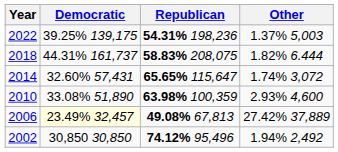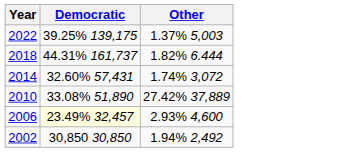- column: (190, 15)
(287, 97) 2.93% 4,600 -> (187, 97) 27.42% 37,889
(287, 117) 27.42% 37,889 -> (187, 117) 2.93% 4,600
